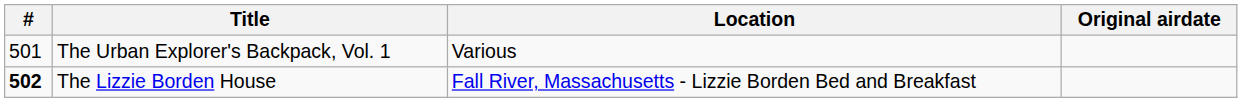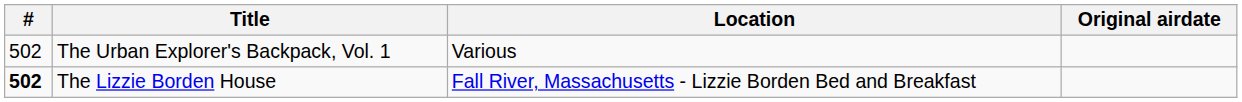(25, 50) 501 -> (25, 50) 502
